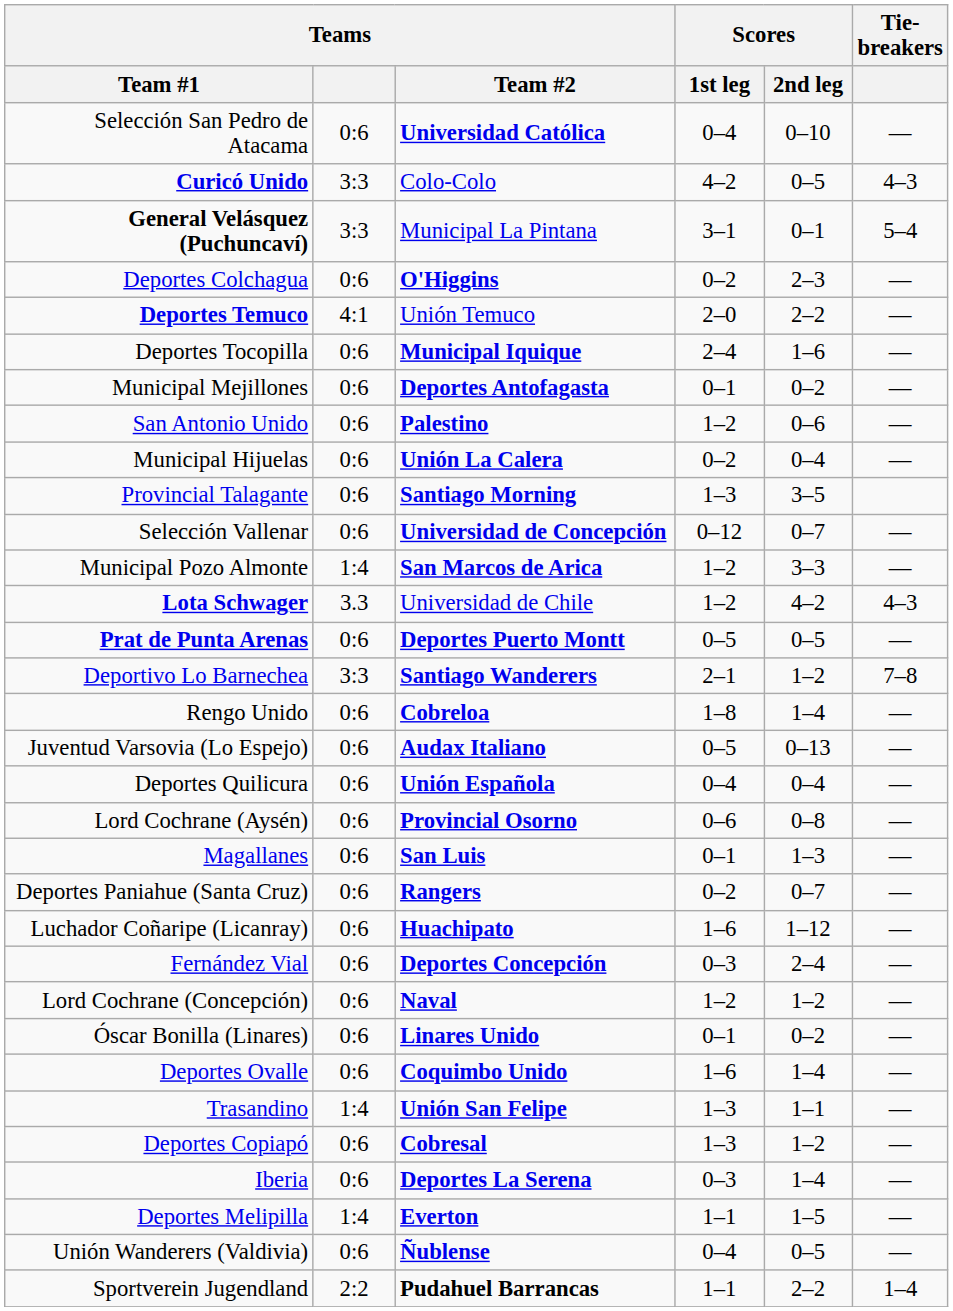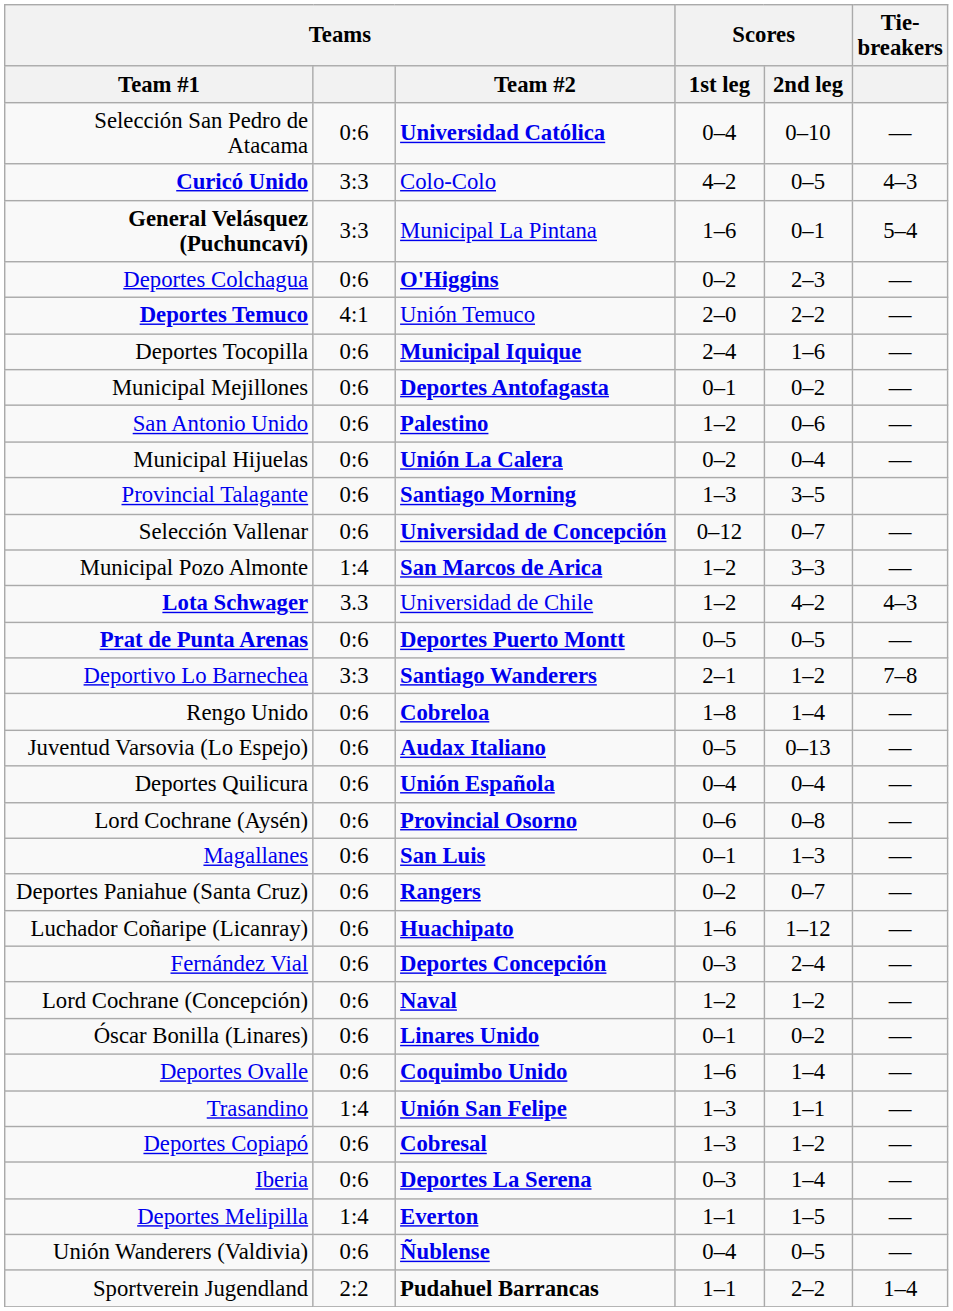(719, 230) 3–1 -> (719, 230) 1–6
